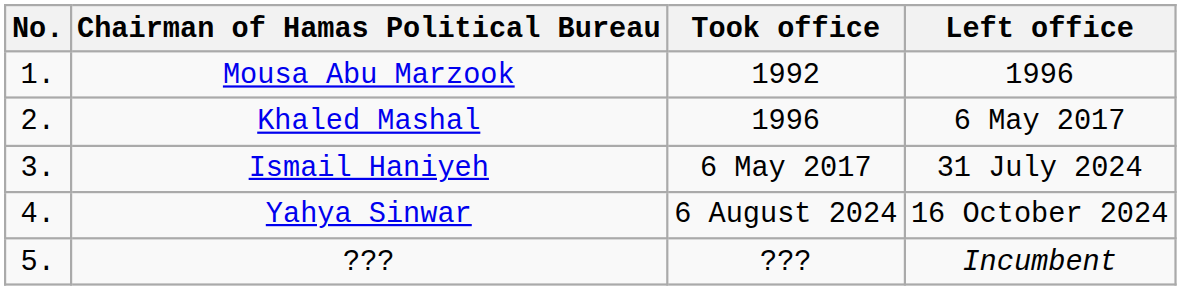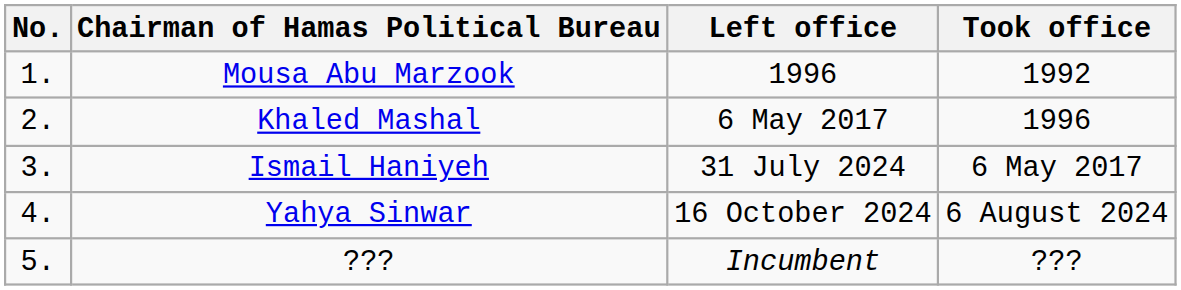columns swapped: (786, 28) <-> (1040, 28)
